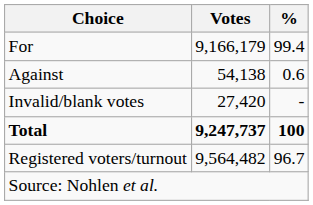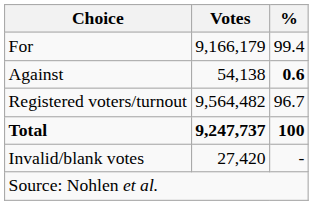(293, 74) normal -> (293, 74) bold
rows swapped: (76, 102) <-> (98, 158)
